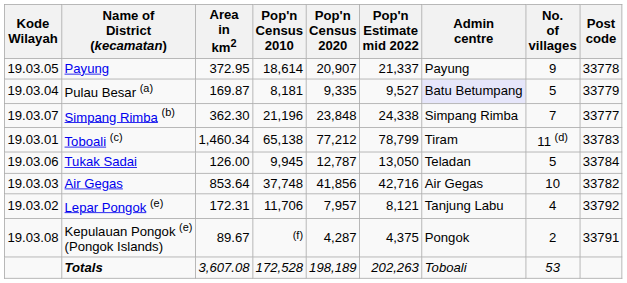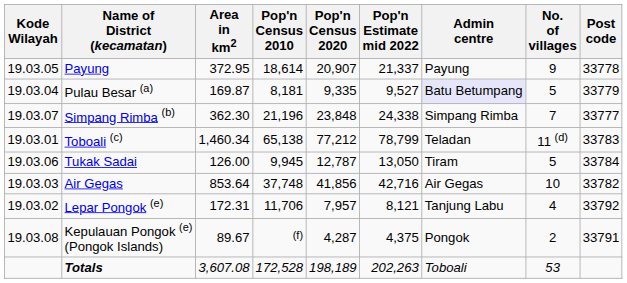(441, 140) Tiram -> (448, 140) Teladan
(448, 162) Teladan -> (441, 162) Tiram
